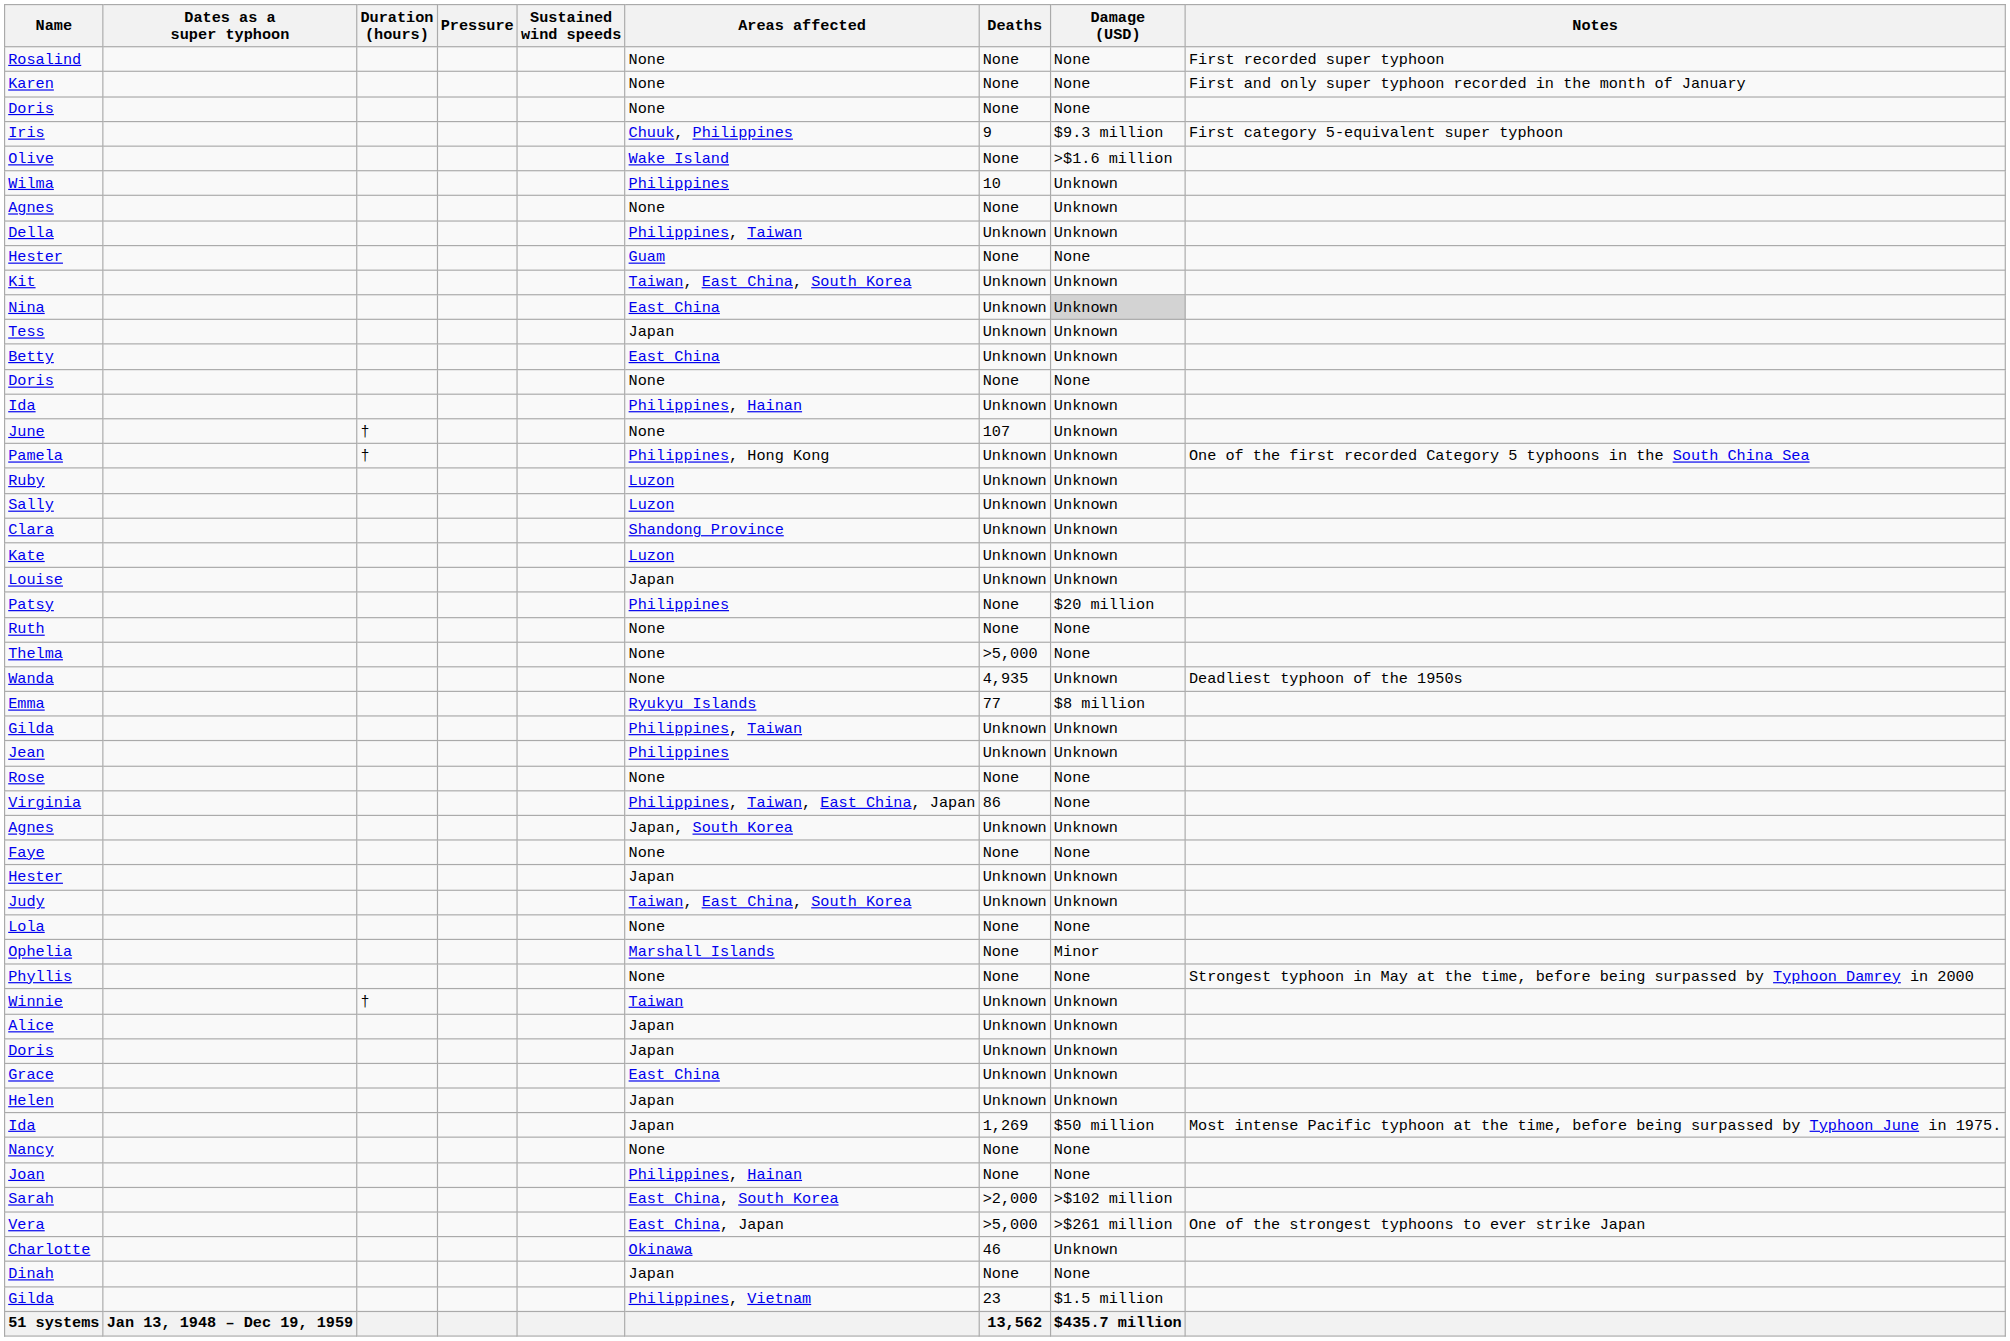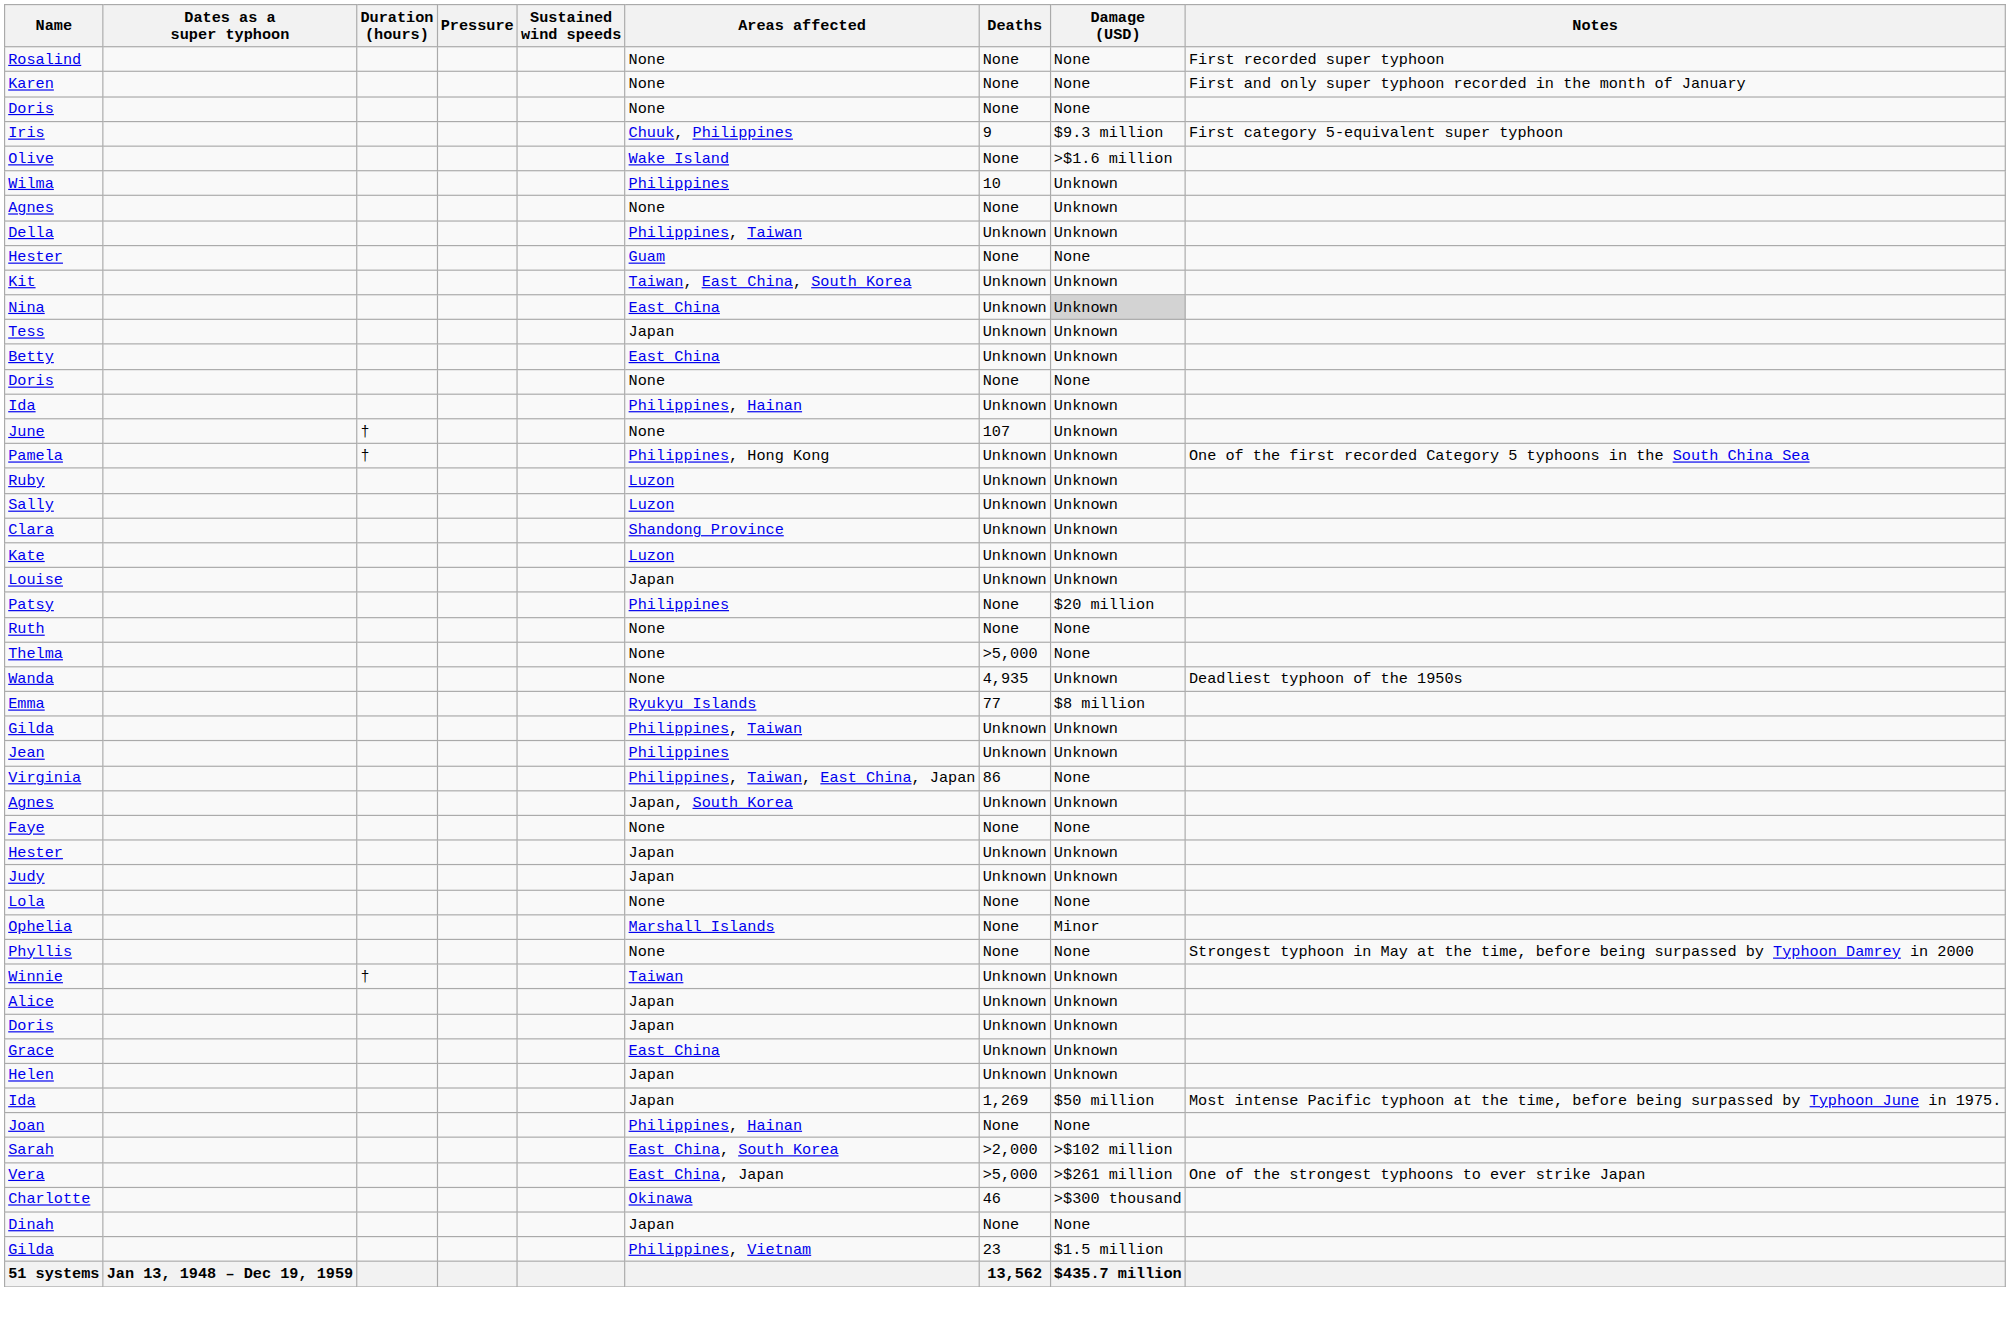- row: (26, 778)
(770, 902) Taiwan, East China, South Korea -> (651, 877) Japan
- row: (31, 1150)
(1086, 1249) Unknown -> (1118, 1200) >$300 thousand
